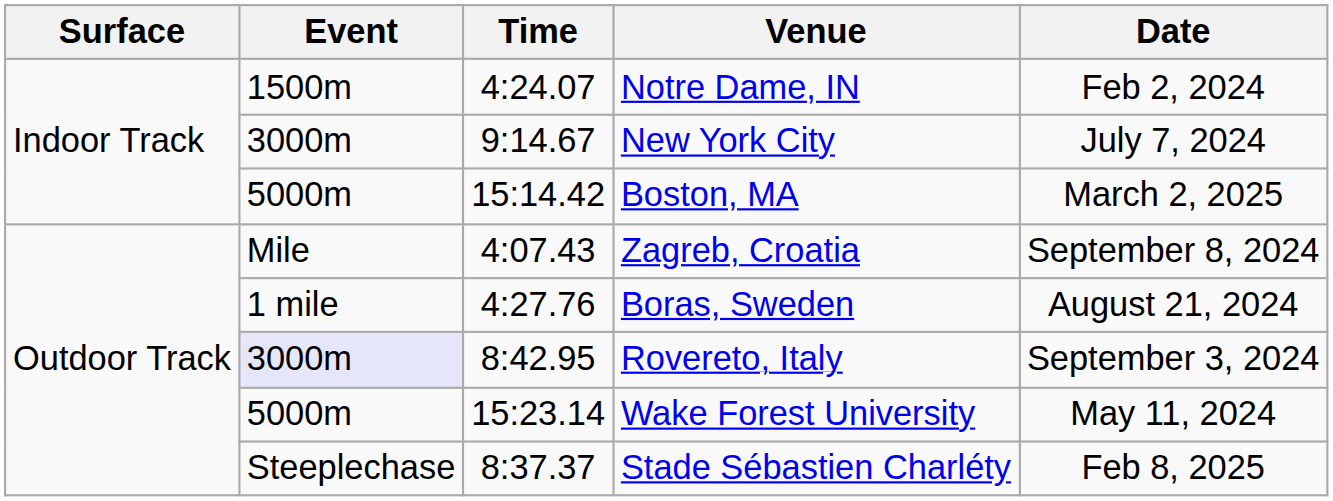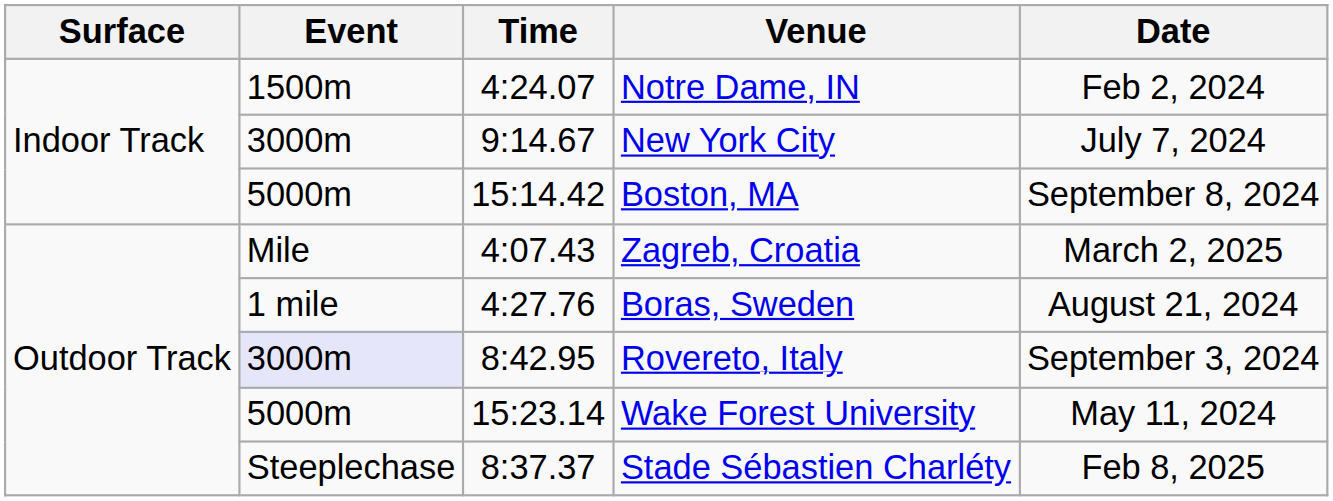(1173, 195) March 2, 2025 -> (1173, 195) September 8, 2024
(1173, 250) September 8, 2024 -> (1173, 250) March 2, 2025
